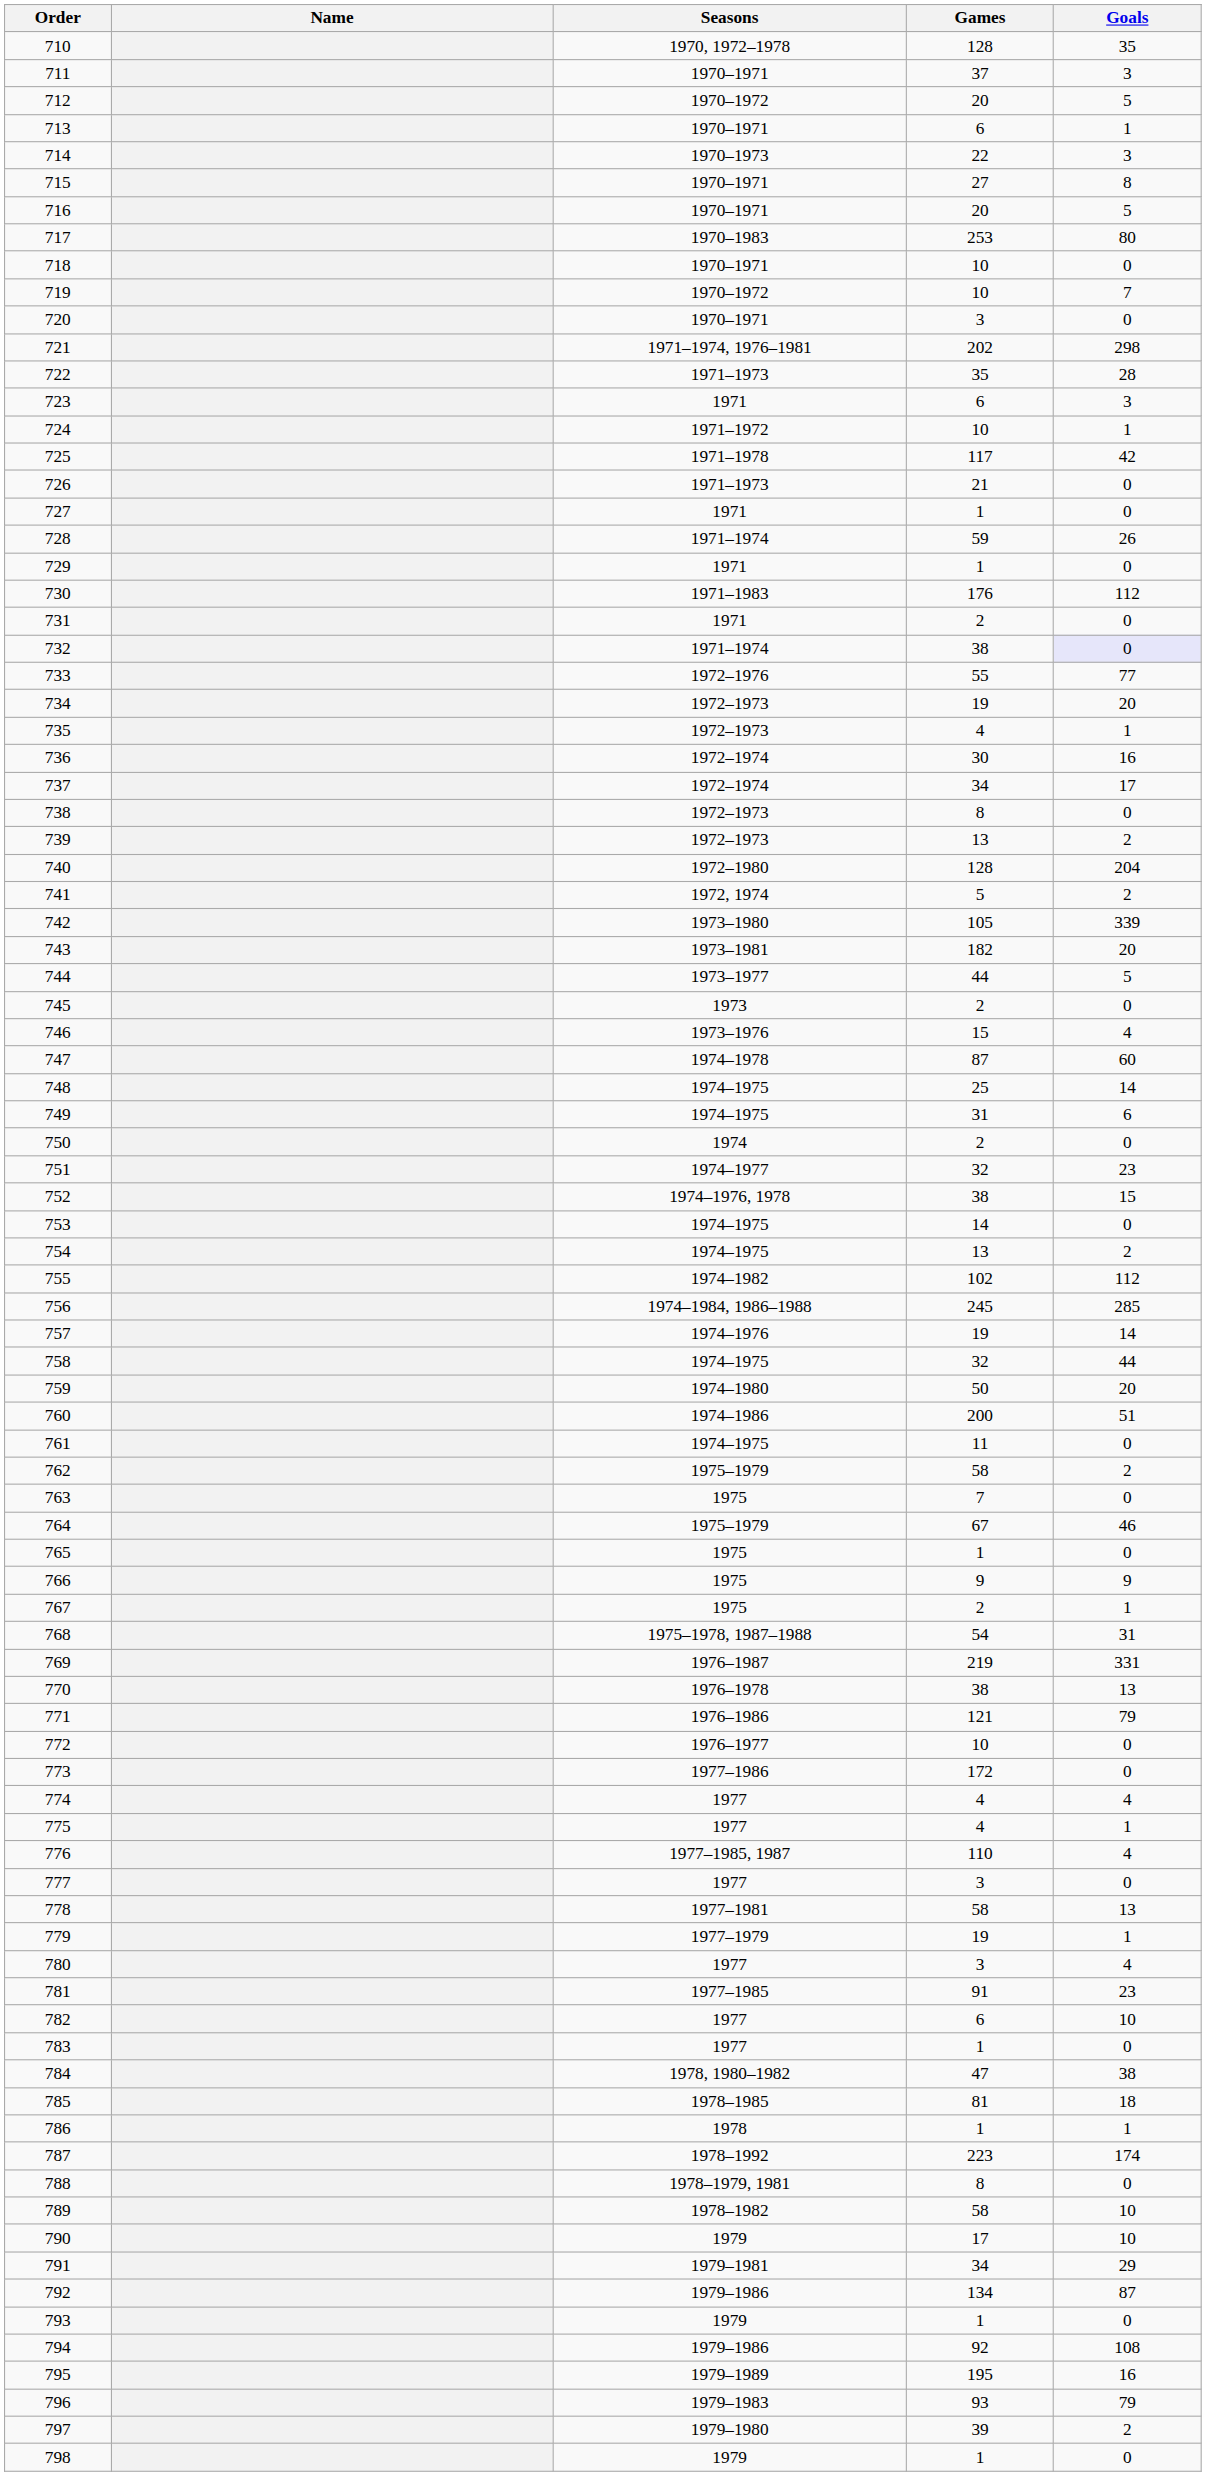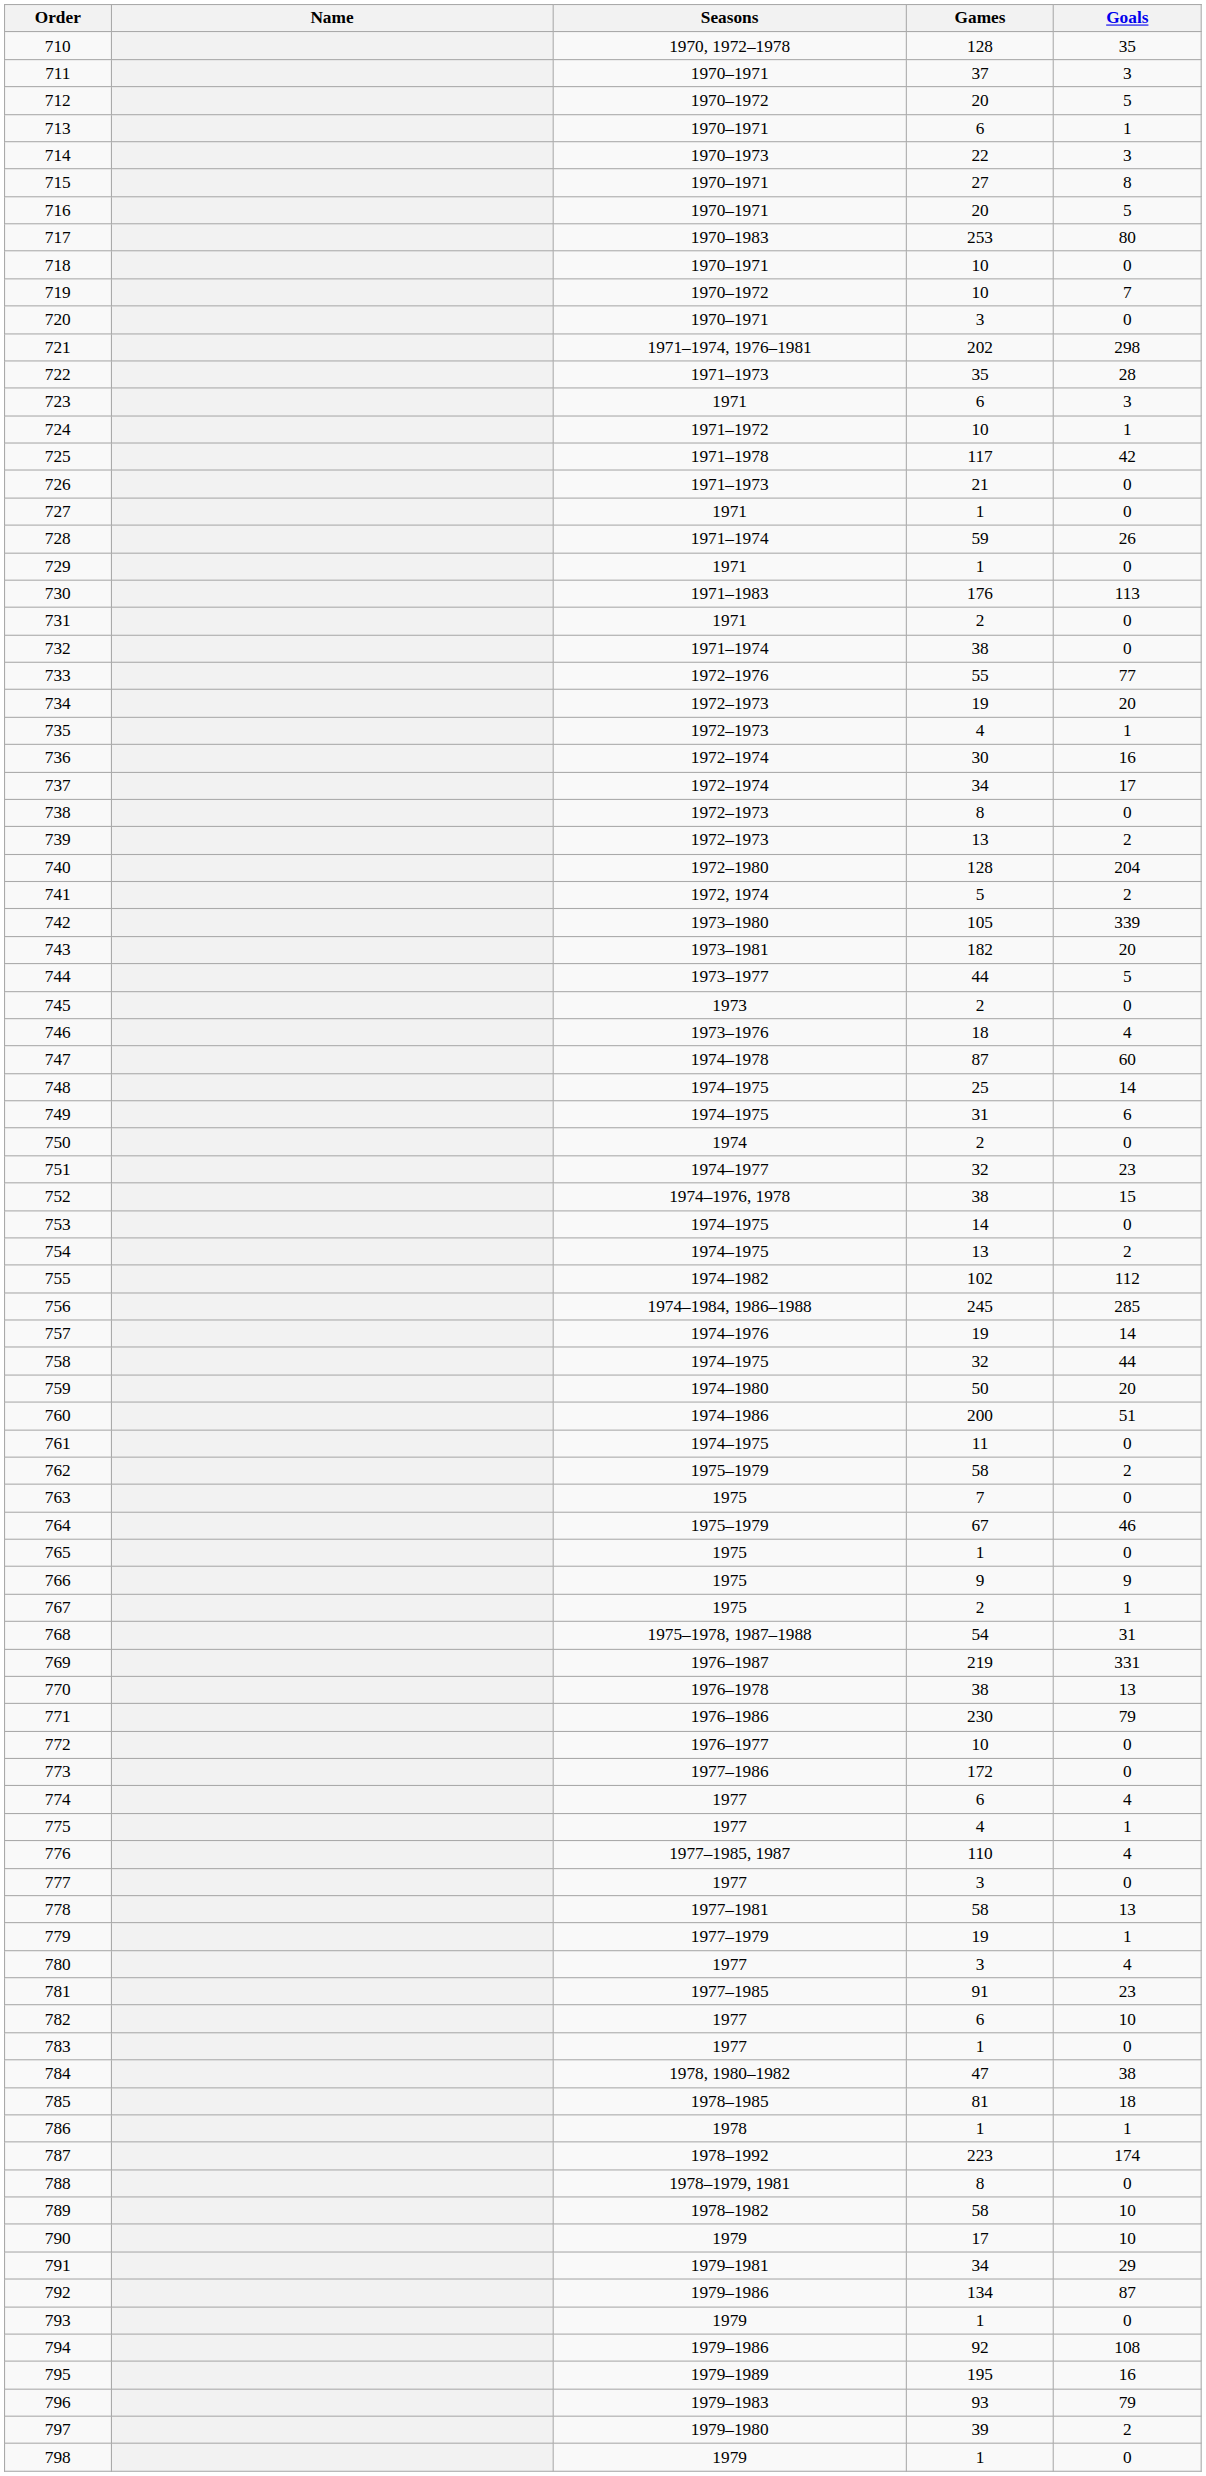(1127, 593) 112 -> (1127, 593) 113
(1127, 648) lavender background -> (1127, 648) no background
(980, 1032) 15 -> (980, 1032) 18
(980, 1717) 121 -> (980, 1717) 230
(980, 1799) 4 -> (980, 1799) 6
